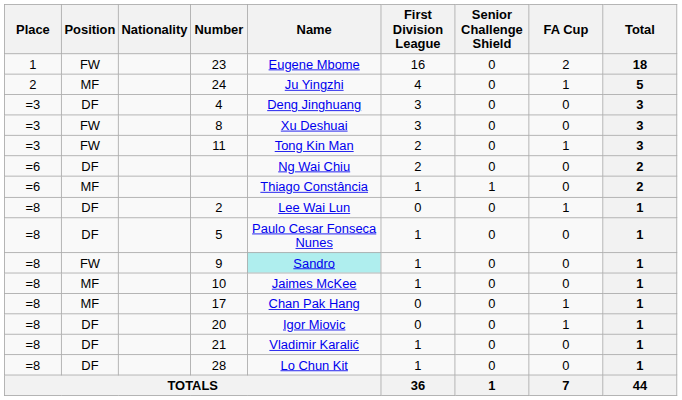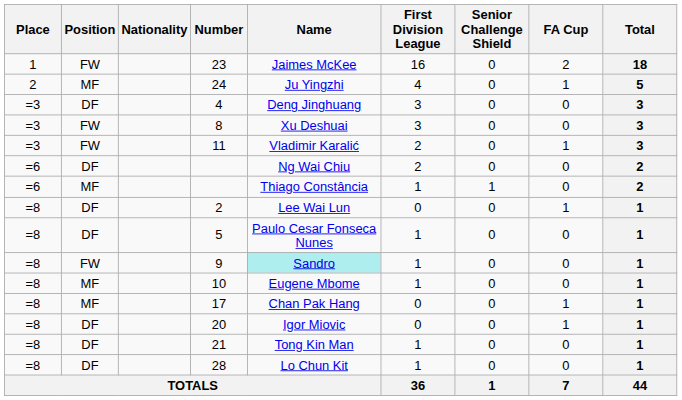(314, 64) Eugene Mbome -> (314, 64) Jaimes McKee
(314, 146) Tong Kin Man -> (314, 146) Vladimir Karalić
(314, 283) Jaimes McKee -> (314, 283) Eugene Mbome
(314, 345) Vladimir Karalić -> (314, 345) Tong Kin Man
